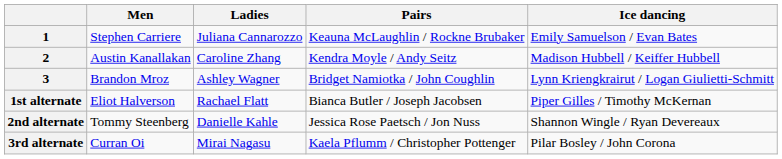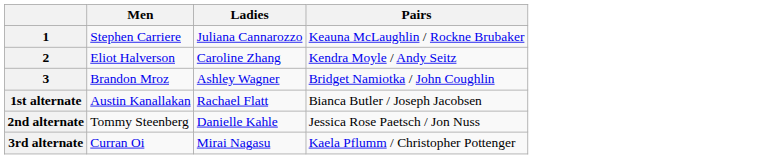- column: (652, 15)
(140, 57) Austin Kanallakan -> (133, 57) Eliot Halverson
(133, 100) Eliot Halverson -> (140, 100) Austin Kanallakan
